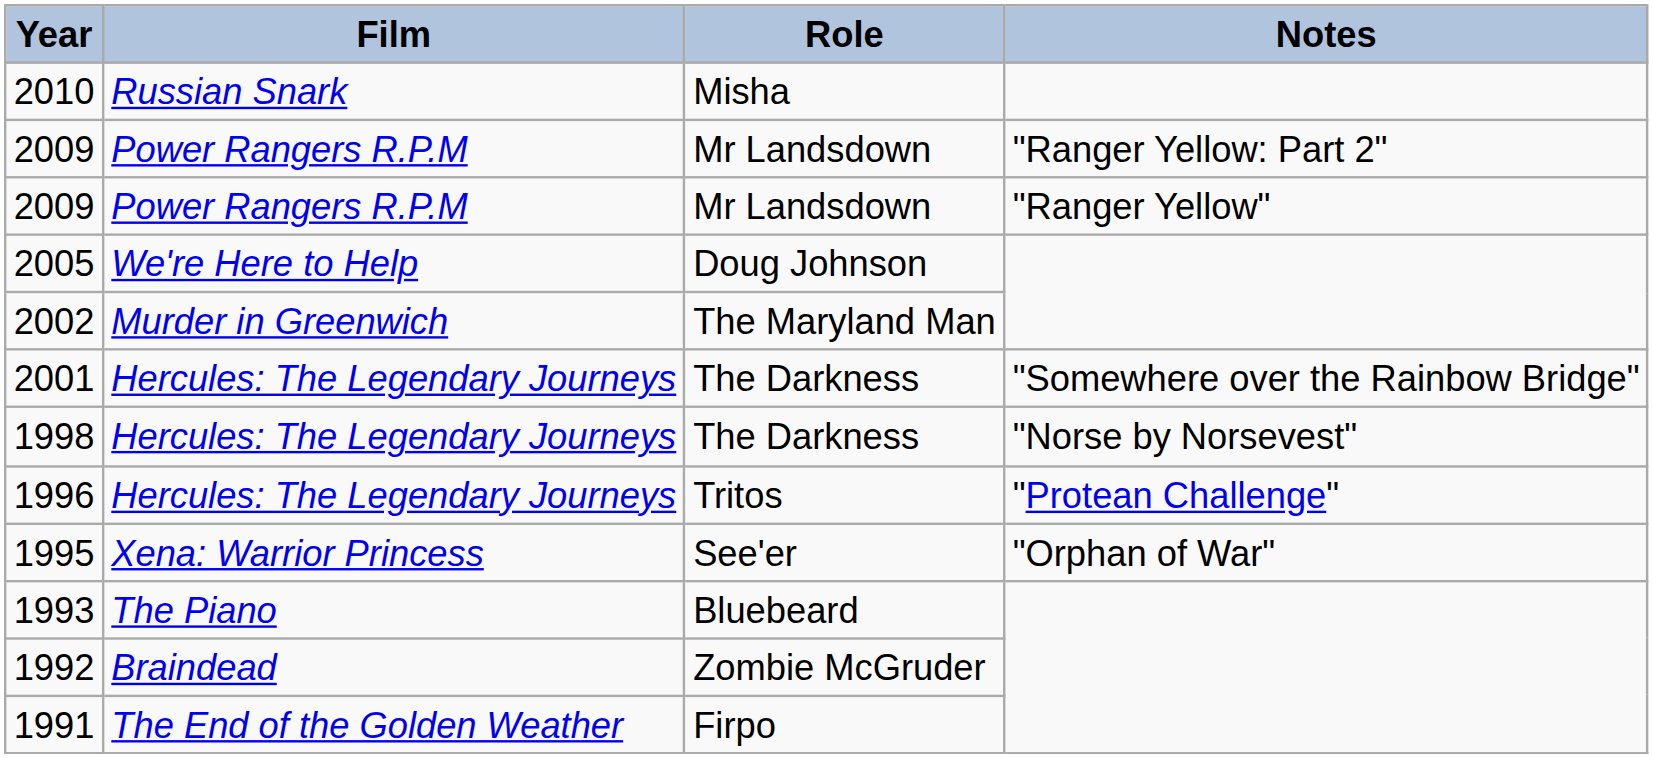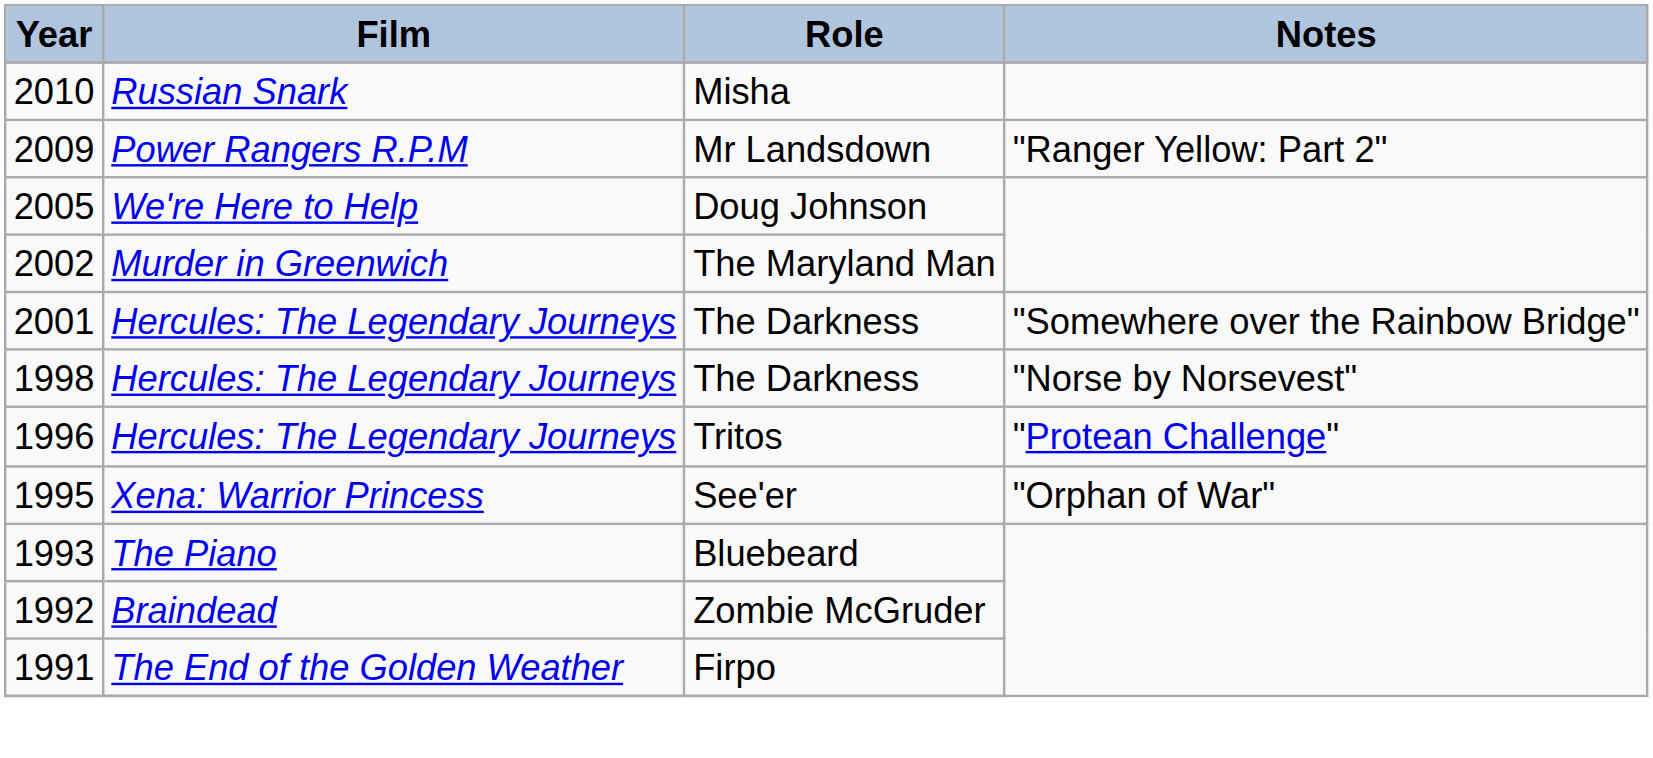- row: (812, 207)
